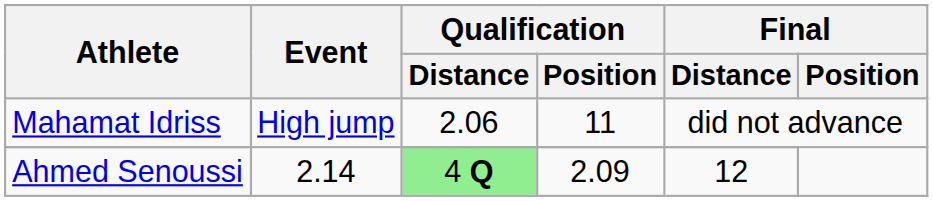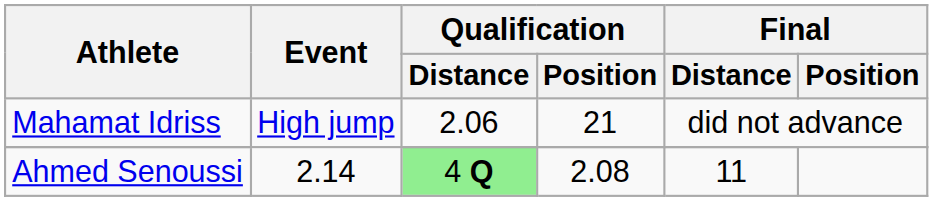(600, 123) 11 -> (600, 123) 21
(600, 172) 2.09 -> (600, 172) 2.08
(731, 172) 12 -> (731, 172) 11
